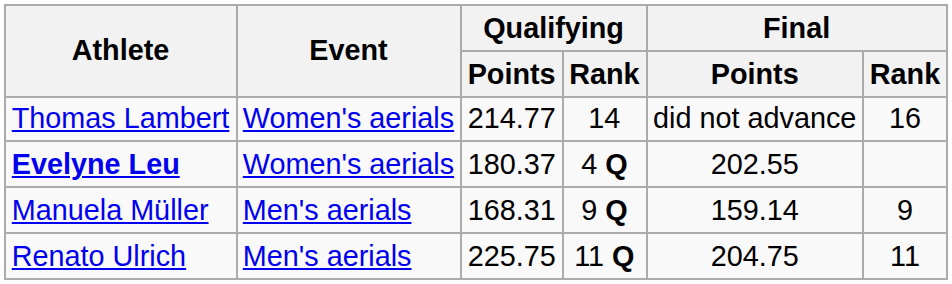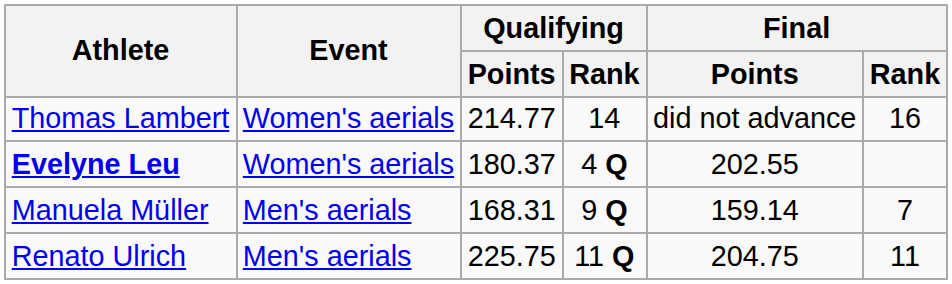(905, 210) 9 -> (905, 210) 7
